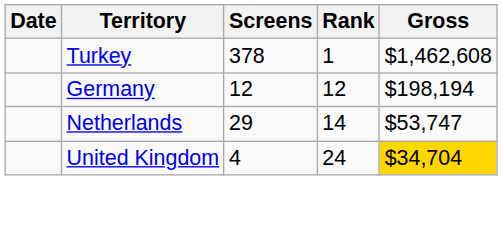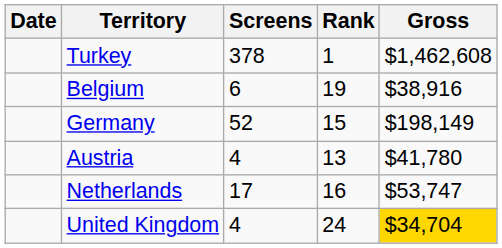+ row: (105, 89)
(241, 89) 12 -> (241, 123) 52
(334, 89) 12 -> (334, 123) 15
(429, 89) $198,194 -> (429, 123) $198,149
+ row: (100, 157)
(241, 123) 29 -> (241, 191) 17
(334, 123) 14 -> (334, 191) 16
